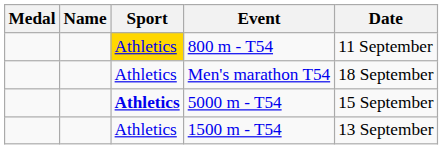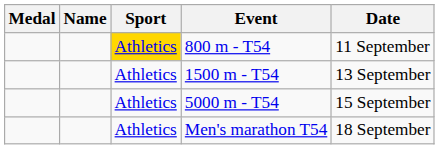rows swapped: (259, 74) <-> (235, 129)
(147, 101) bold -> (146, 101) normal
